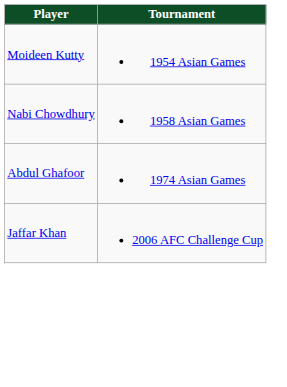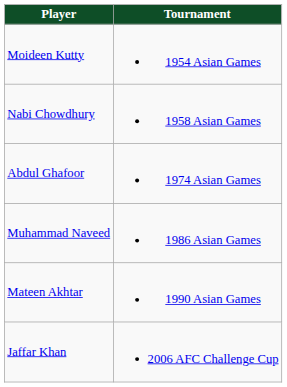+ row: (59, 232)
+ row: (45, 292)
